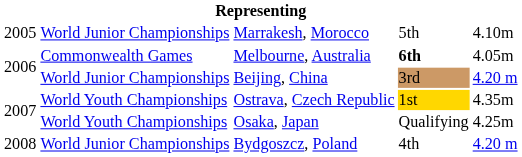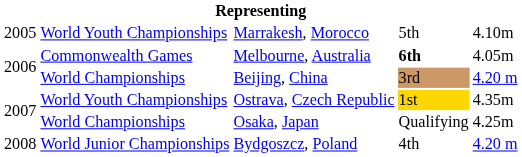(135, 33) World Junior Championships -> (134, 33) World Youth Championships
(135, 77) World Junior Championships -> (113, 77) World Championships
(134, 122) World Youth Championships -> (113, 122) World Championships
